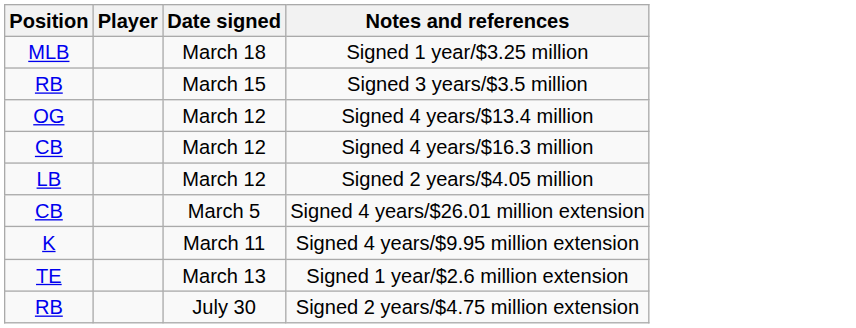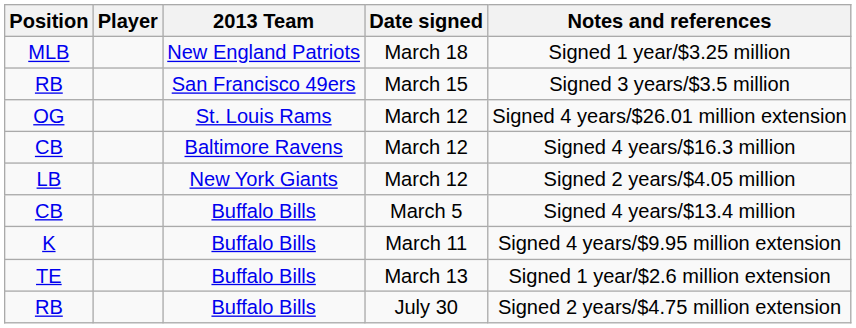+ column: (264, 21)
(467, 116) Signed 4 years/$13.4 million -> (670, 116) Signed 4 years/$26.01 million extension
(467, 211) Signed 4 years/$26.01 million extension -> (670, 211) Signed 4 years/$13.4 million
